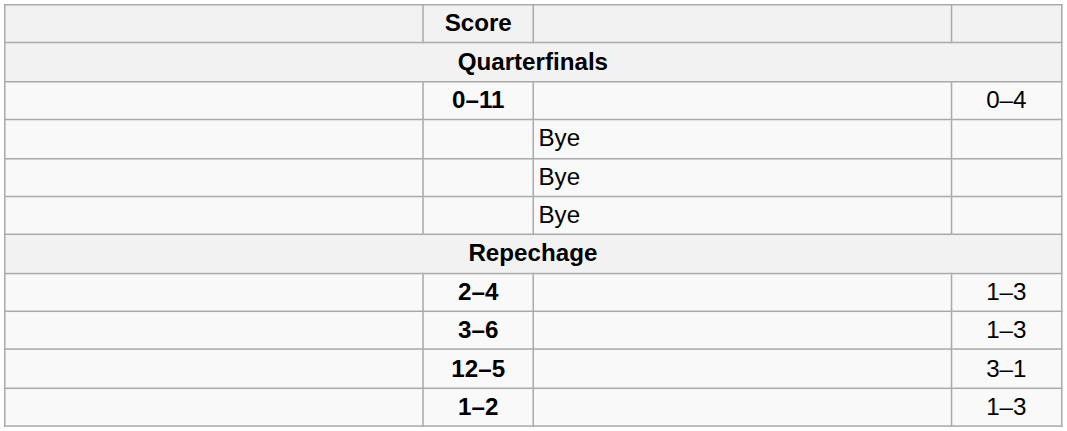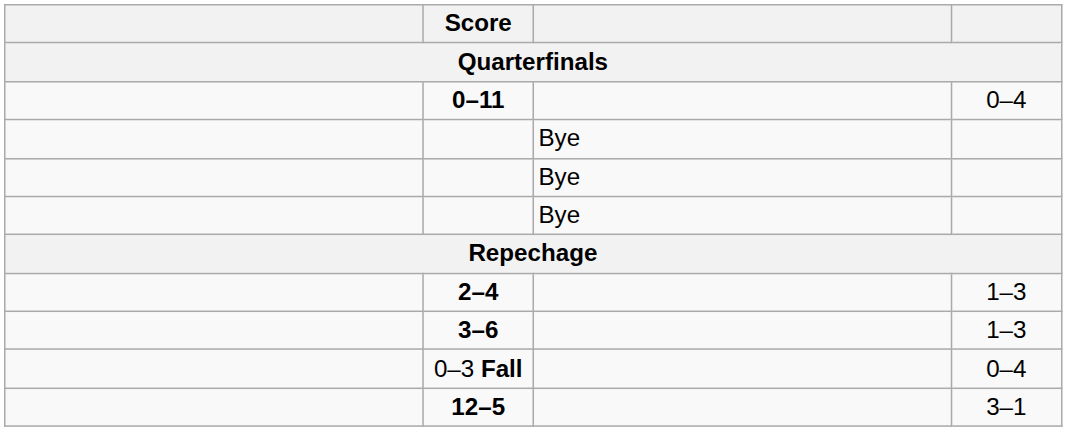+ row: (478, 368)
- row: (478, 406)
